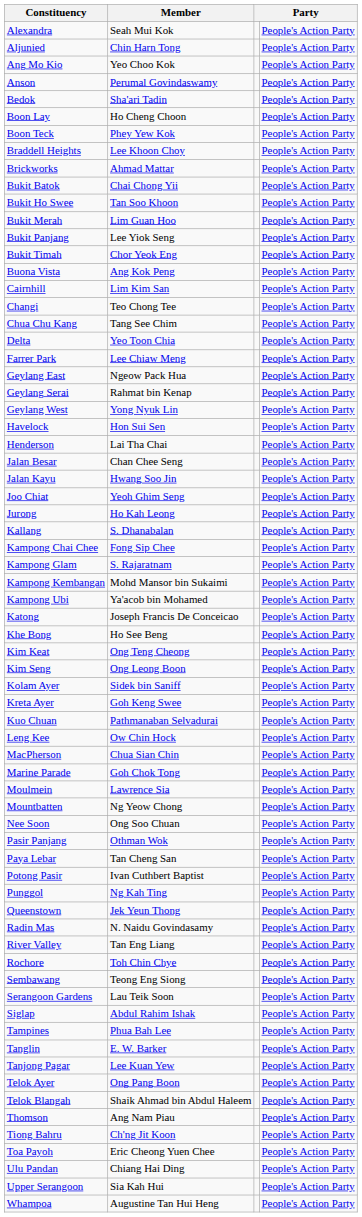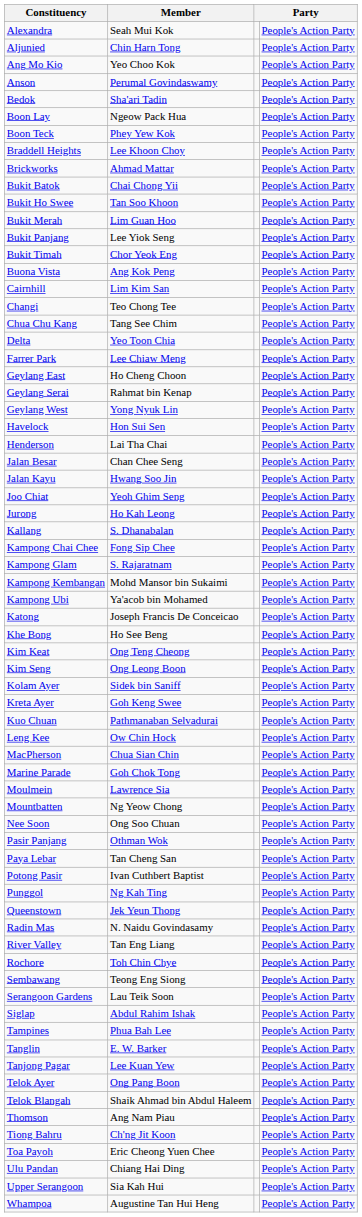(148, 116) Ho Cheng Choon -> (148, 116) Ngeow Pack Hua
(148, 375) Ngeow Pack Hua -> (148, 375) Ho Cheng Choon
